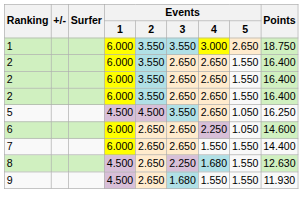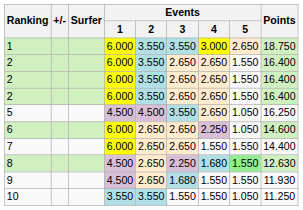(245, 163) no background -> (245, 163) lightgreen background
+ row: (13, 197)
